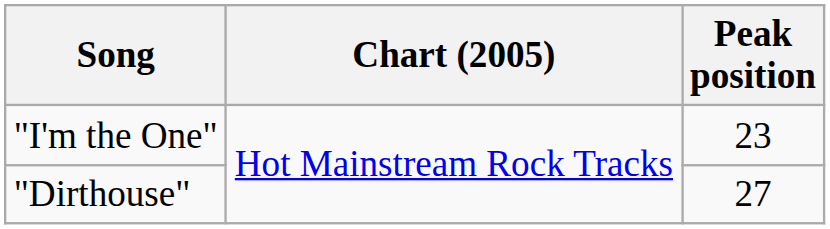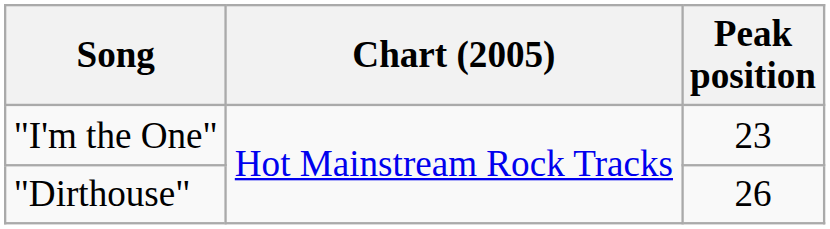(753, 193) 27 -> (753, 193) 26
